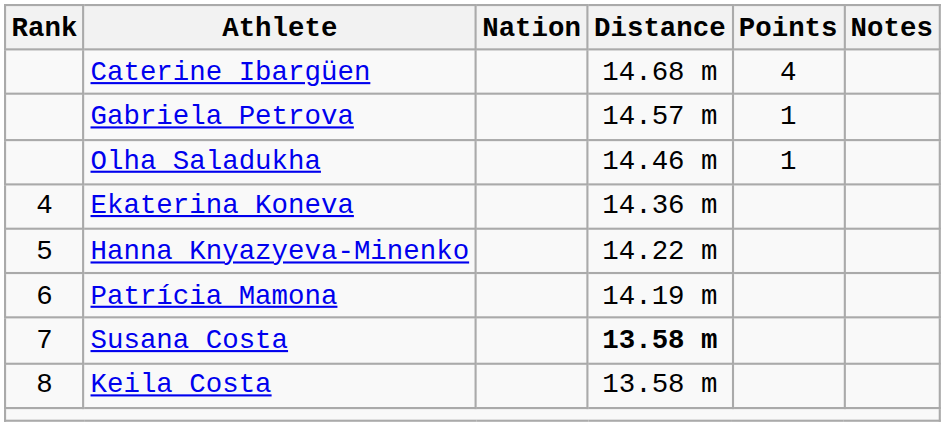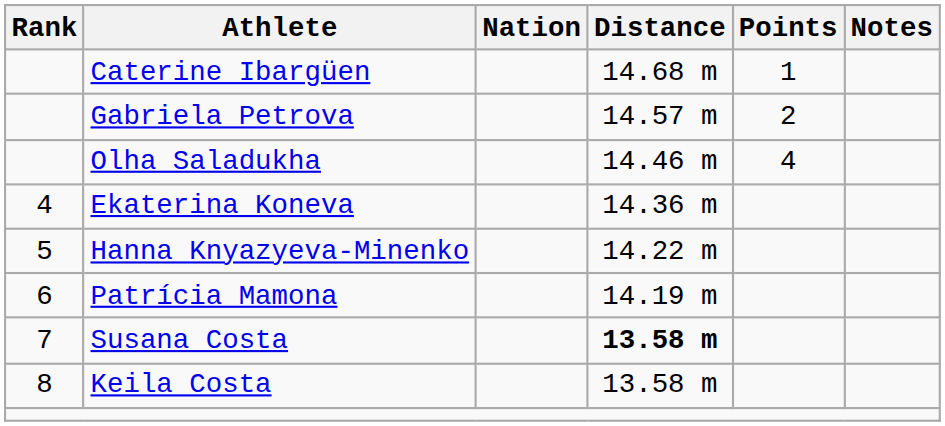(788, 72) 4 -> (788, 72) 1
(788, 117) 1 -> (788, 117) 2
(788, 162) 1 -> (788, 162) 4
